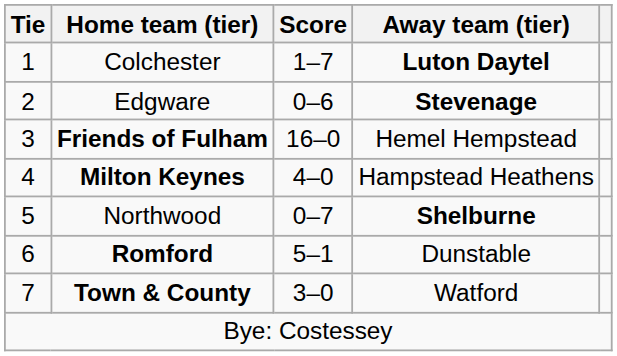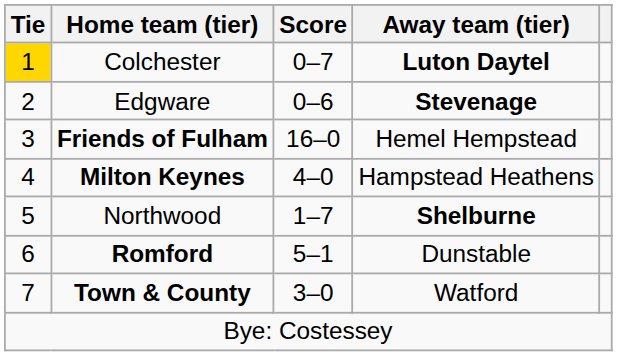(28, 62) no background -> (28, 62) gold background
(313, 62) 1–7 -> (313, 62) 0–7
(313, 216) 0–7 -> (313, 216) 1–7
